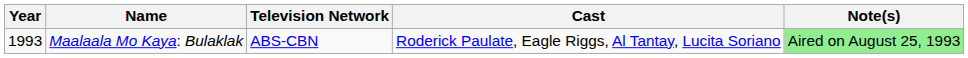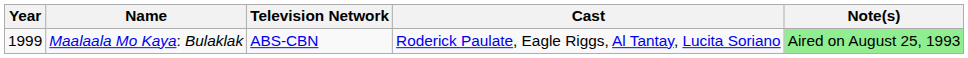(25, 41) 1993 -> (25, 41) 1999
